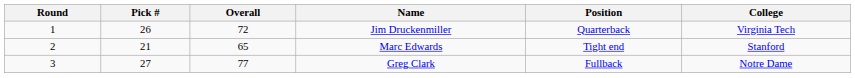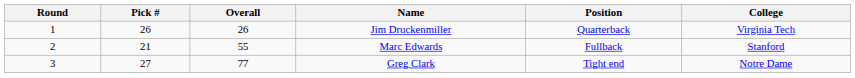(243, 30) 72 -> (243, 30) 26
(243, 47) 65 -> (243, 47) 55
(604, 47) Tight end -> (604, 47) Fullback
(604, 64) Fullback -> (604, 64) Tight end
